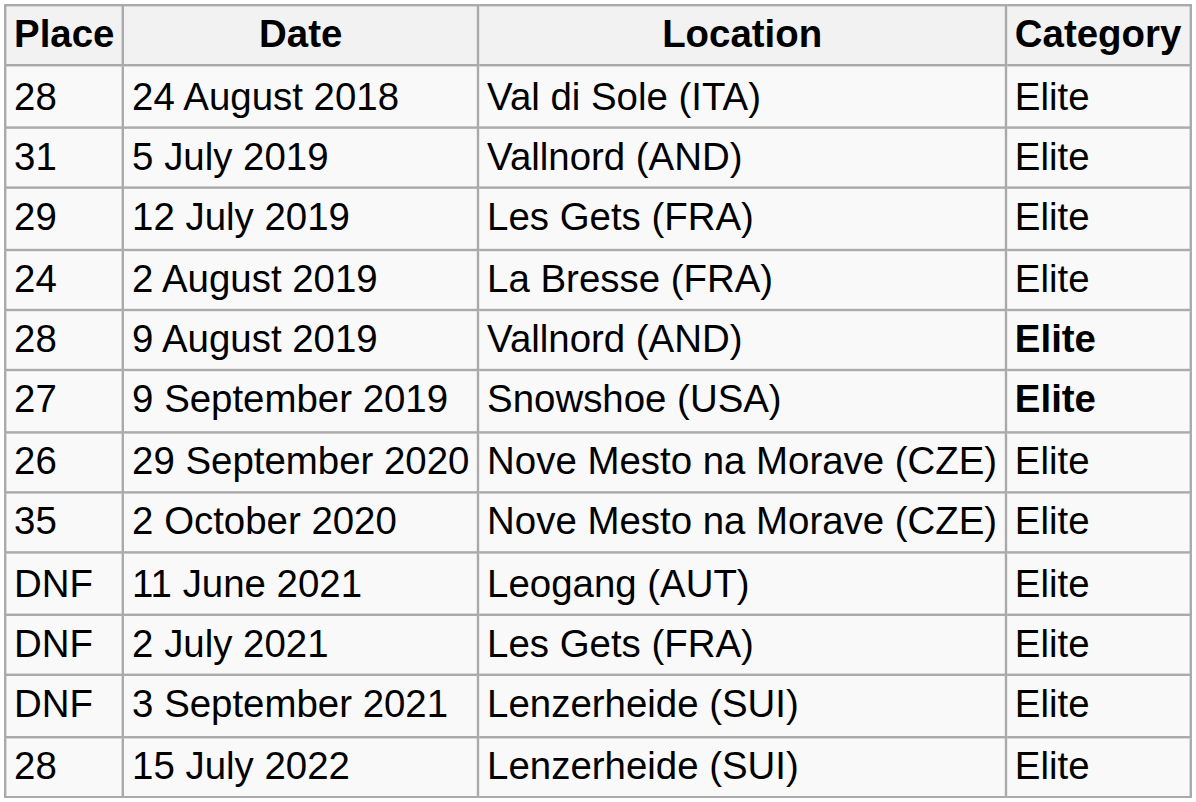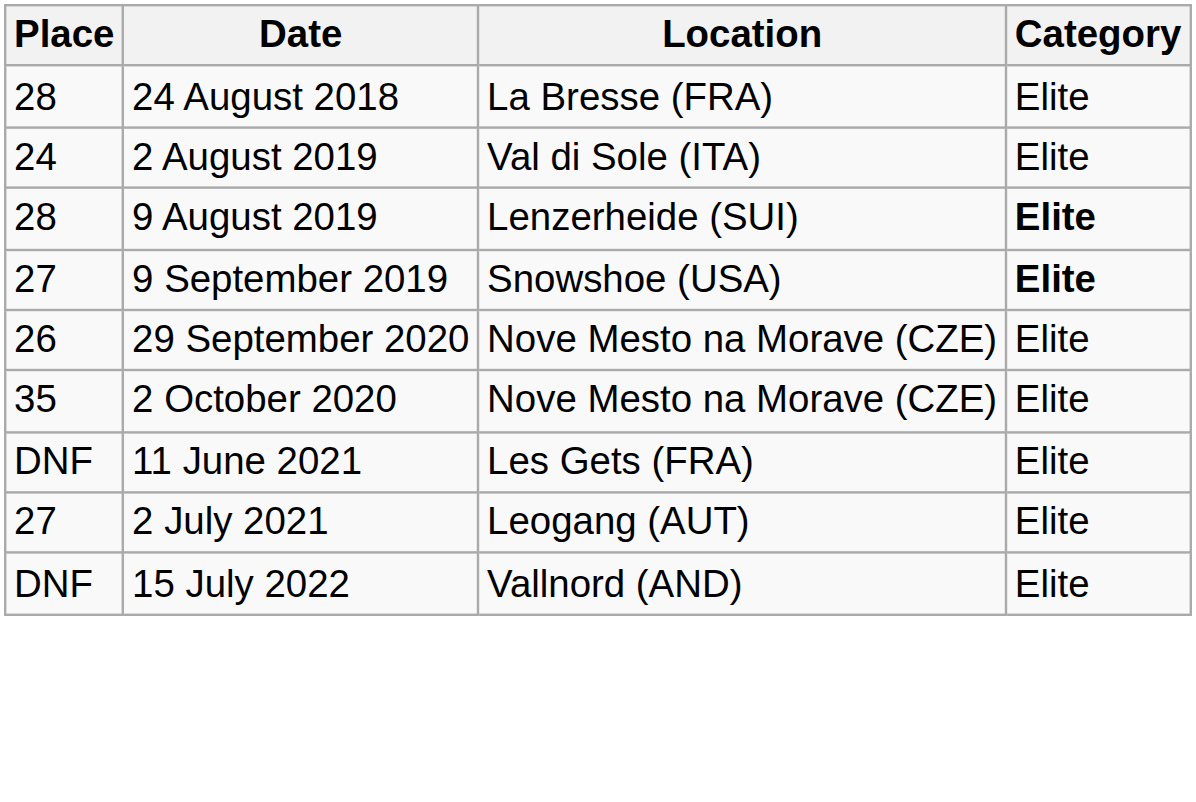(624, 95) Val di Sole (ITA) -> (630, 95) La Bresse (FRA)
- row: (230, 156)
- row: (241, 217)
(630, 278) La Bresse (FRA) -> (624, 156) Val di Sole (ITA)
(615, 339) Vallnord (AND) -> (643, 217) Lenzerheide (SUI)
(618, 583) Leogang (AUT) -> (620, 461) Les Gets (FRA)
(54, 643) DNF -> (35, 522) 27
(620, 643) Les Gets (FRA) -> (618, 522) Leogang (AUT)
- row: (290, 704)
(35, 765) 28 -> (54, 583) DNF
(643, 765) Lenzerheide (SUI) -> (615, 583) Vallnord (AND)
